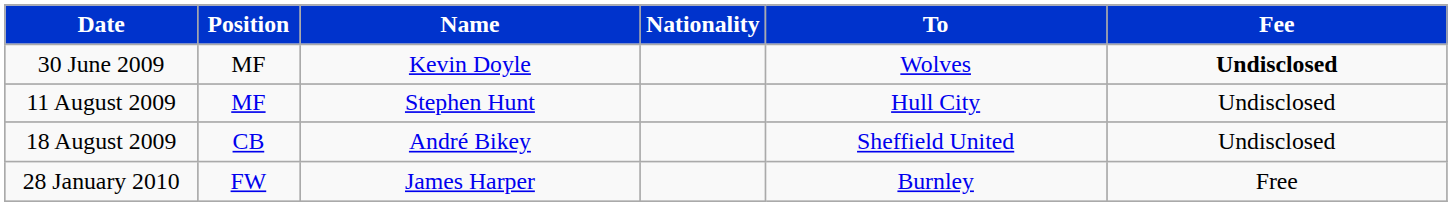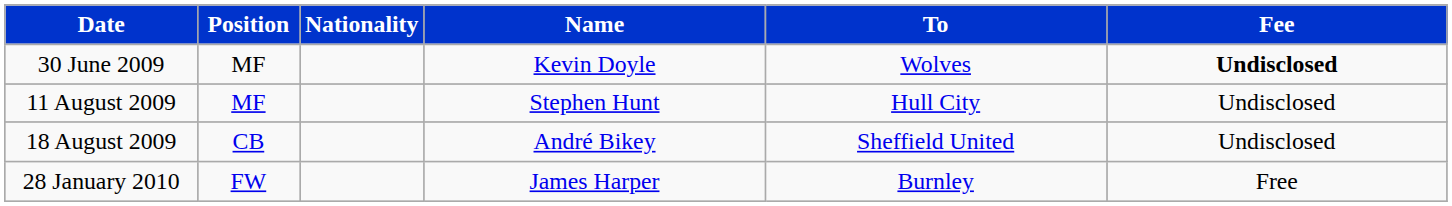columns swapped: (703, 24) <-> (470, 24)
